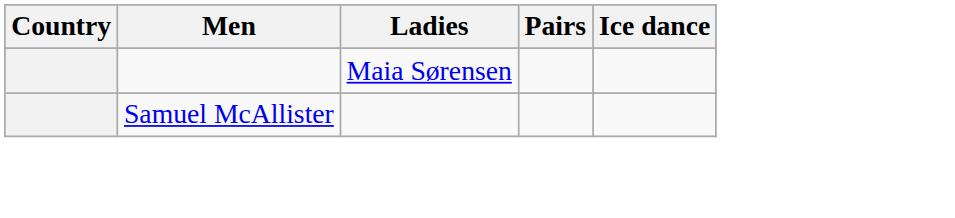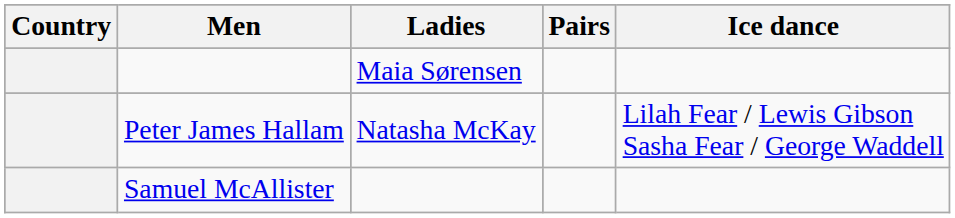+ row: (234, 129)
